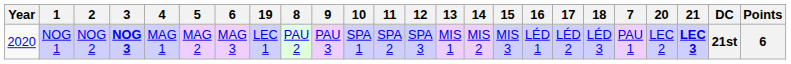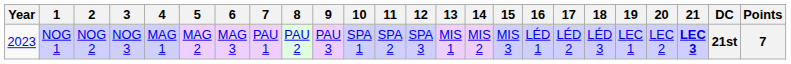columns swapped: (630, 14) <-> (265, 14)
(22, 41) 2020 -> (22, 41) 2023
(127, 41) bold -> (127, 41) normal
(763, 41) 6 -> (763, 41) 7
